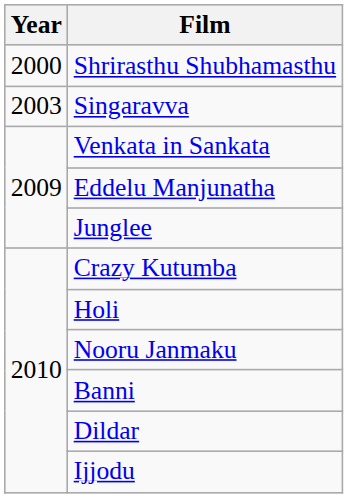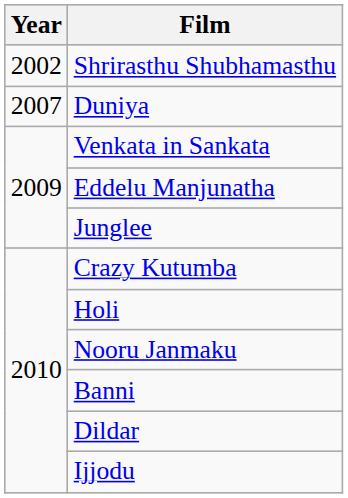(36, 65) 2000 -> (36, 65) 2002
- row: (131, 106)
+ row: (111, 106)
